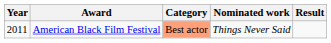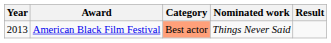(17, 29) 2011 -> (17, 29) 2013
